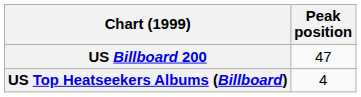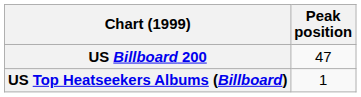(323, 80) 4 -> (323, 80) 1
